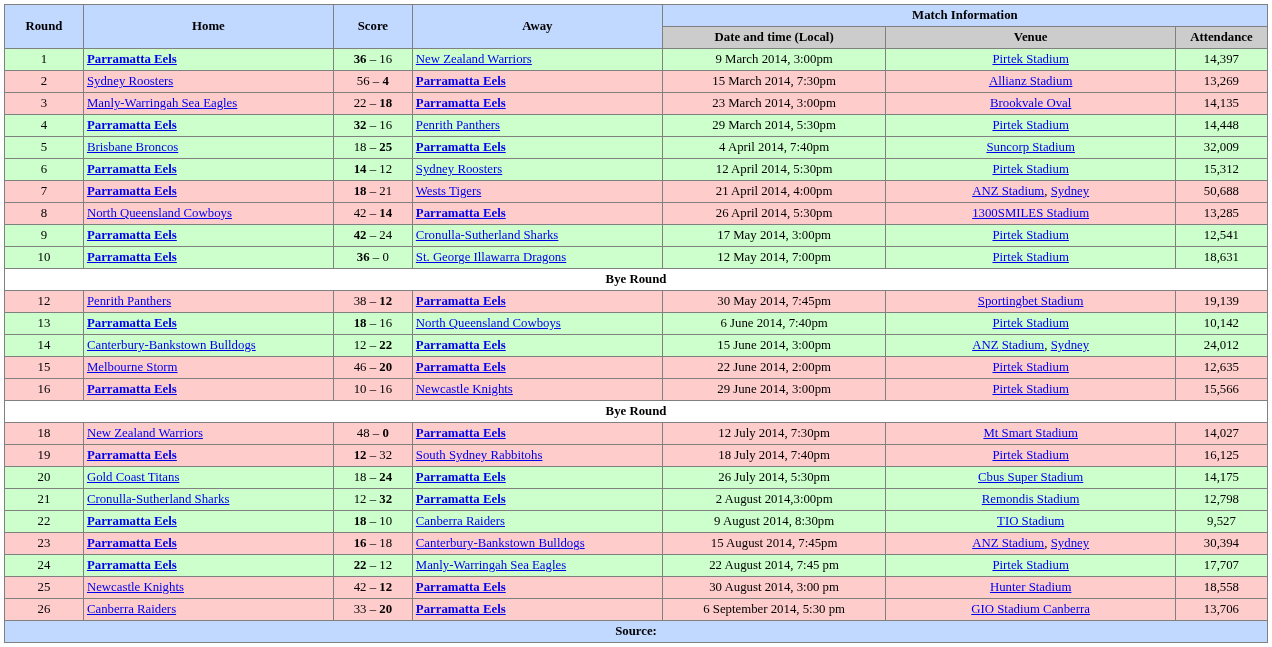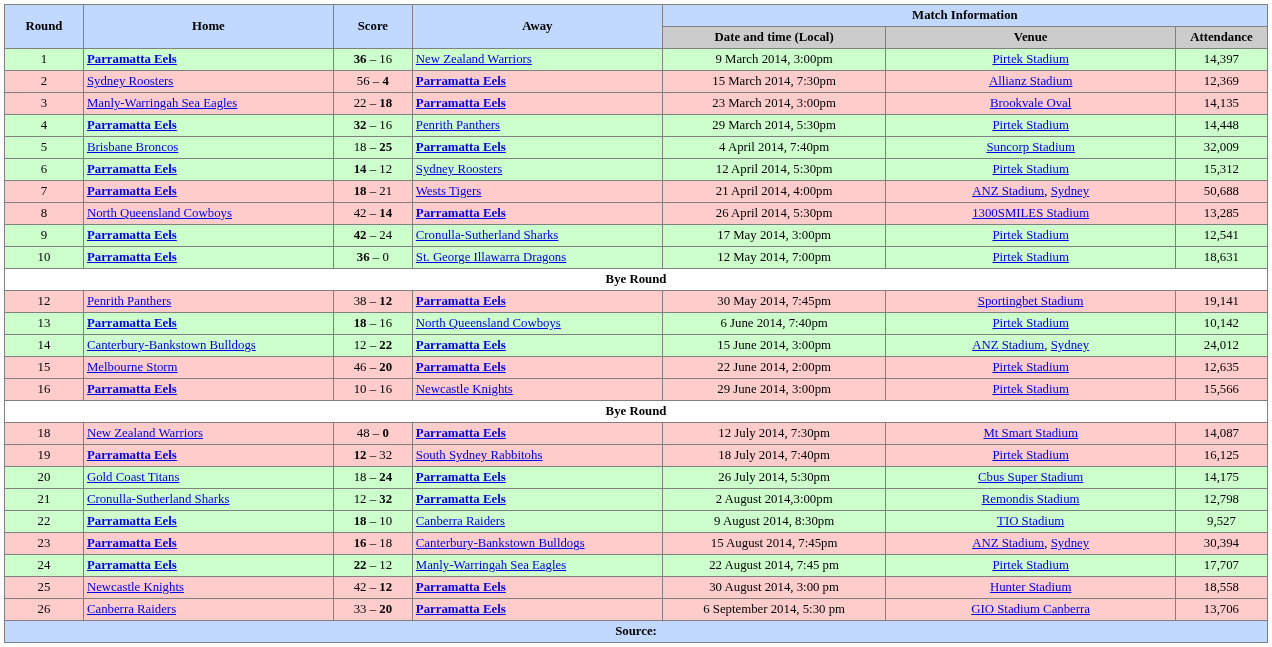(1221, 81) 13,269 -> (1221, 81) 12,369
(1221, 301) 19,139 -> (1221, 301) 19,141
(1221, 433) 14,027 -> (1221, 433) 14,087
